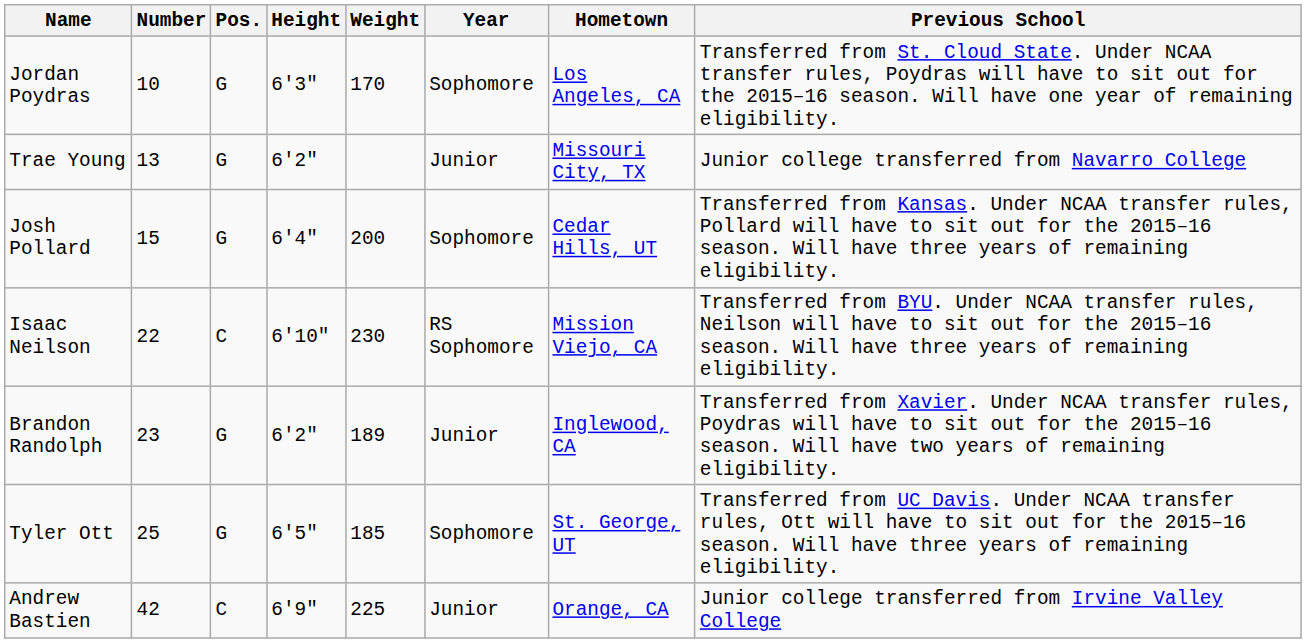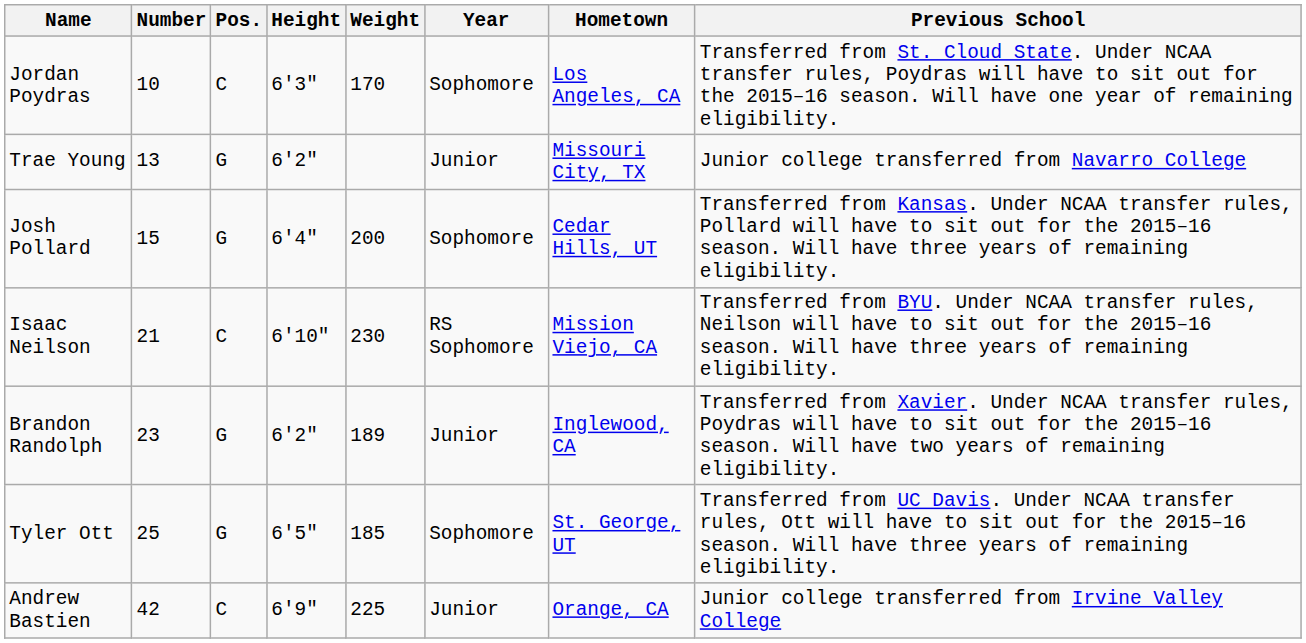(221, 86) G -> (221, 86) C
(148, 337) 22 -> (148, 337) 21
